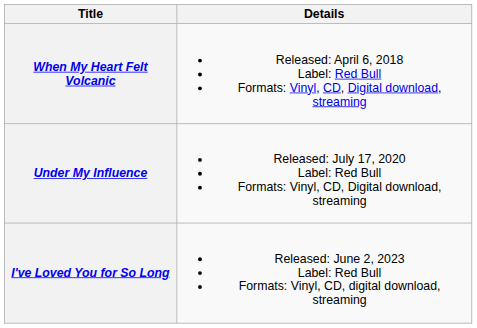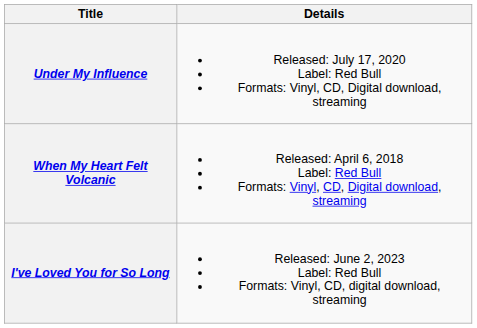rows swapped: (90, 73) <-> (90, 173)
